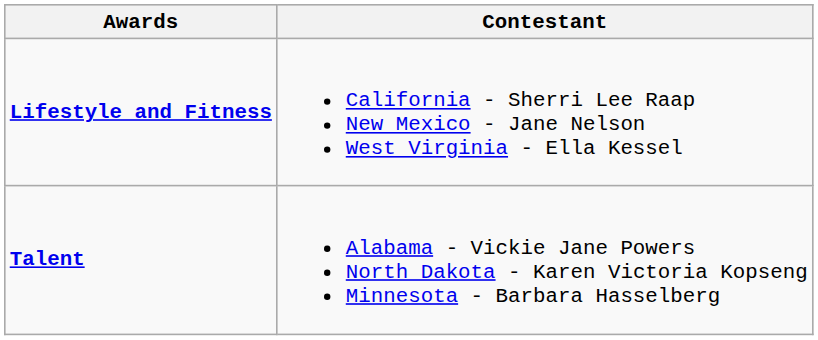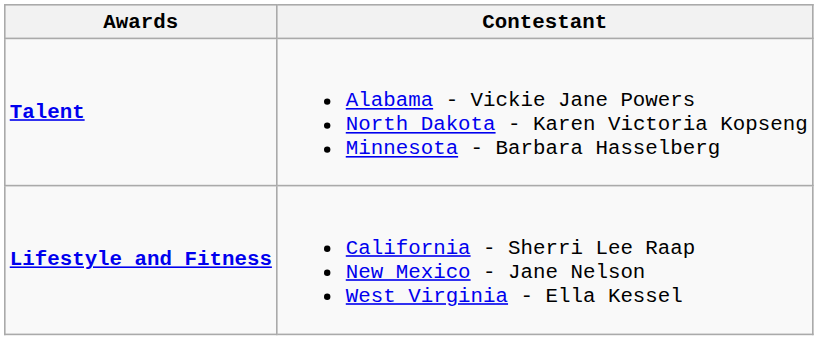rows swapped: (141, 112) <-> (47, 260)
